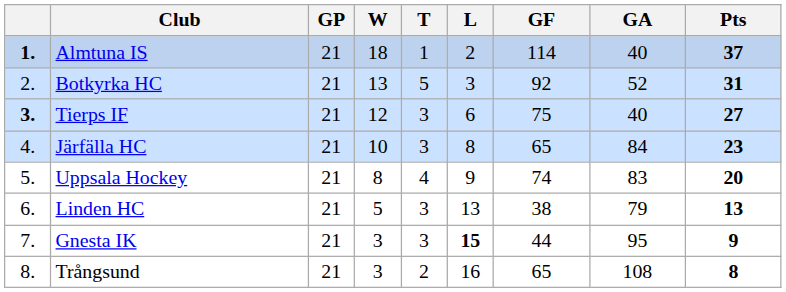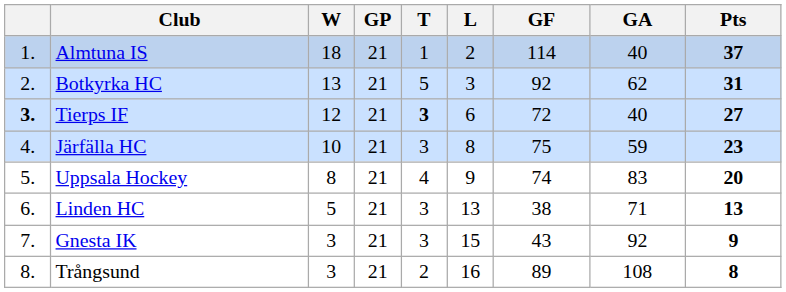columns swapped: (331, 20) <-> (378, 20)
(28, 51) bold -> (28, 51) normal
(637, 83) 52 -> (637, 83) 62
(424, 114) normal -> (424, 114) bold
(541, 114) 75 -> (541, 114) 72
(541, 146) 65 -> (541, 146) 75
(637, 146) 84 -> (637, 146) 59
(637, 209) 79 -> (637, 209) 71
(470, 240) bold -> (470, 240) normal
(541, 240) 44 -> (541, 240) 43
(637, 240) 95 -> (637, 240) 92
(541, 271) 65 -> (541, 271) 89
